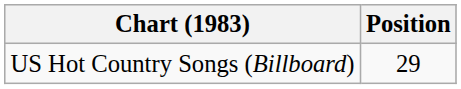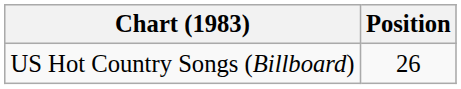(408, 63) 29 -> (408, 63) 26
